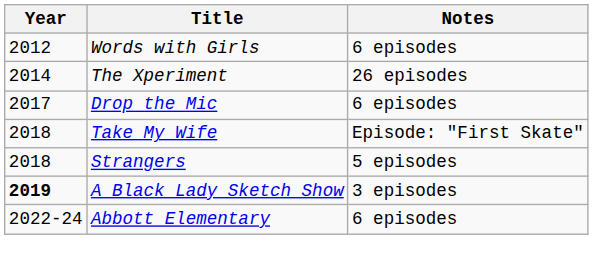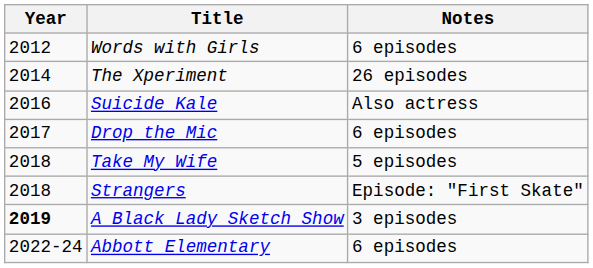+ row: (154, 105)
(468, 133) Episode: "First Skate" -> (405, 162) 5 episodes
(405, 162) 5 episodes -> (468, 191) Episode: "First Skate"
